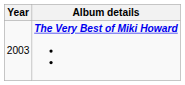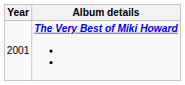(18, 50) 2003 -> (18, 50) 2001
